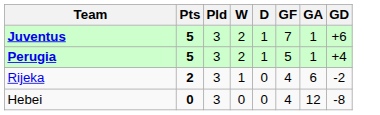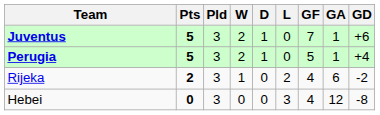+ column: (287, 15)
